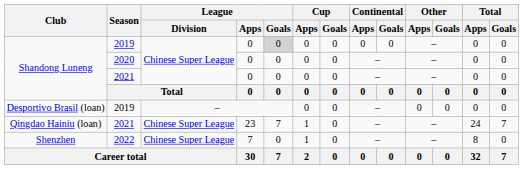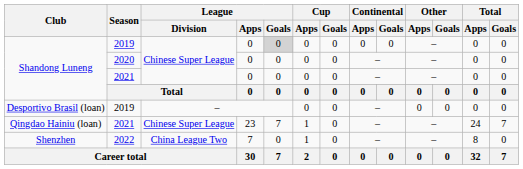(189, 140) Chinese Super League -> (189, 140) China League Two
